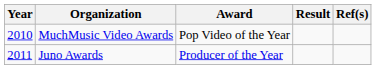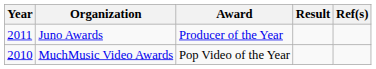rows swapped: (106, 34) <-> (71, 54)
